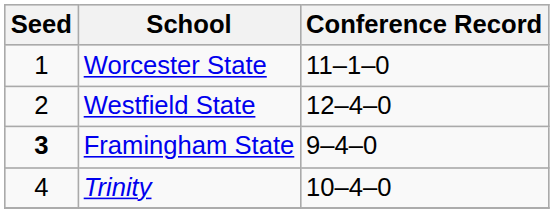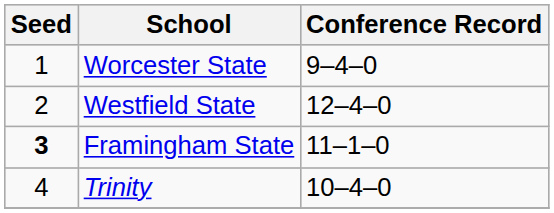(348, 65) 11–1–0 -> (342, 65) 9–4–0
(342, 146) 9–4–0 -> (348, 146) 11–1–0
